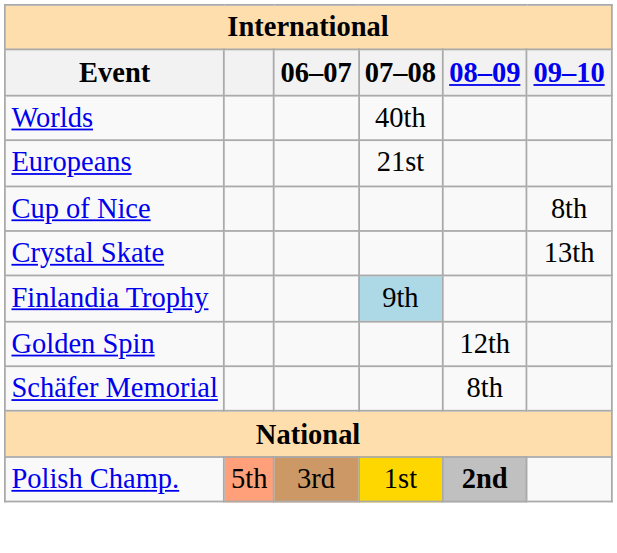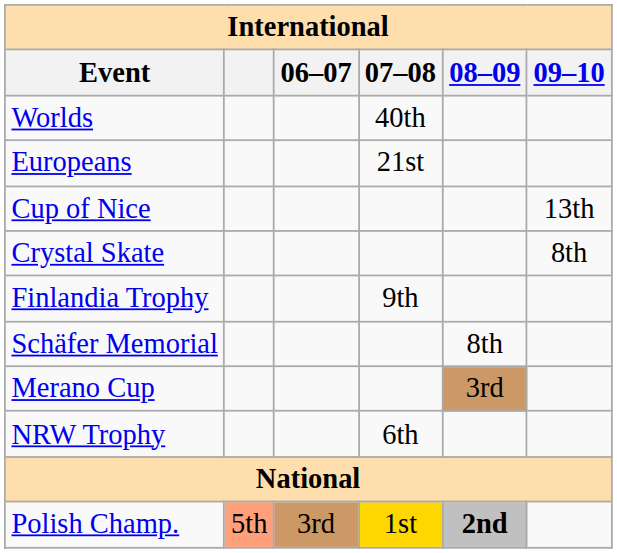(569, 207) 8th -> (569, 207) 13th
(569, 252) 13th -> (569, 252) 8th
(400, 298) lightblue background -> (400, 298) no background
- row: (83, 343)
+ row: (83, 388)
+ row: (88, 433)
